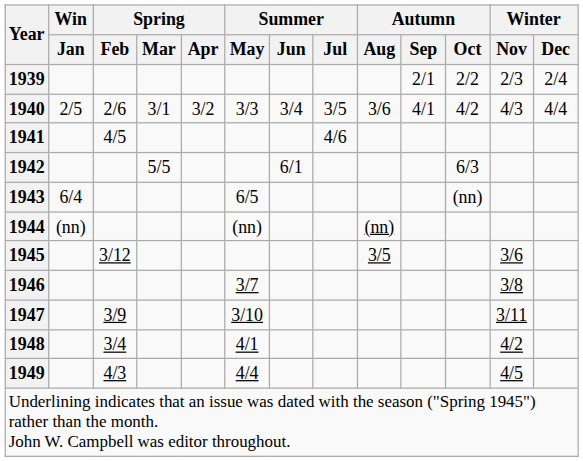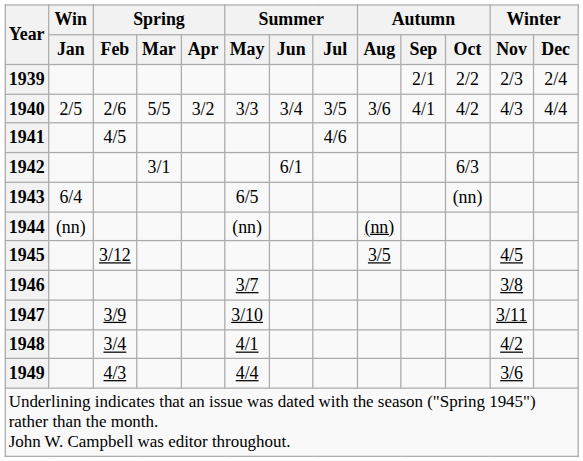(159, 108) 3/1 -> (159, 108) 5/5
(159, 167) 5/5 -> (159, 167) 3/1
(512, 255) 3/6 -> (512, 255) 4/5
(512, 373) 4/5 -> (512, 373) 3/6
